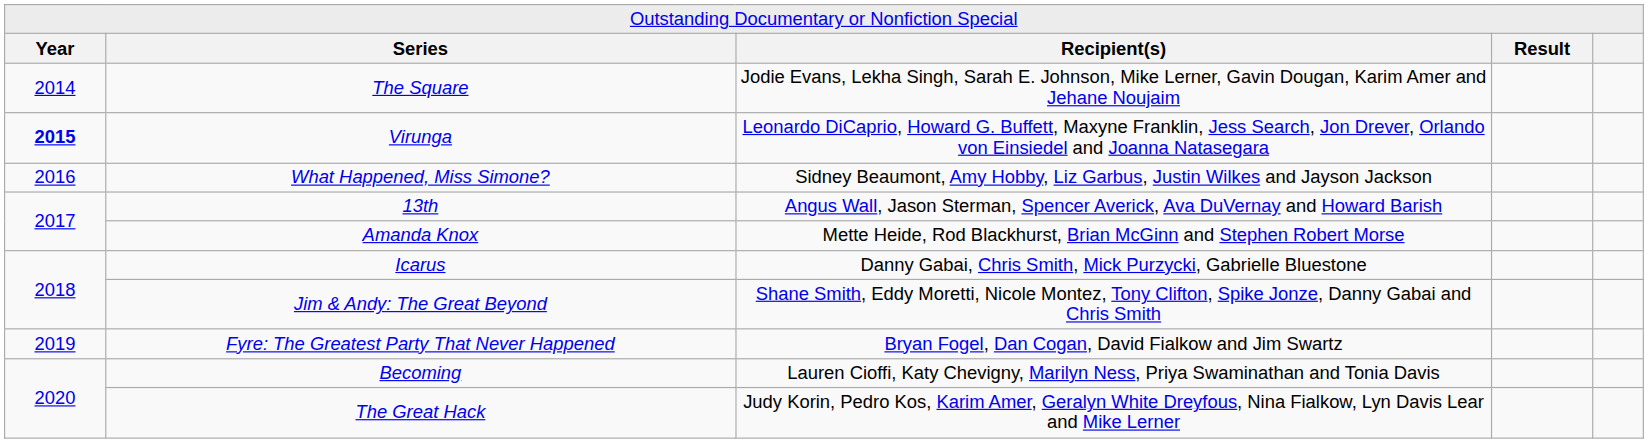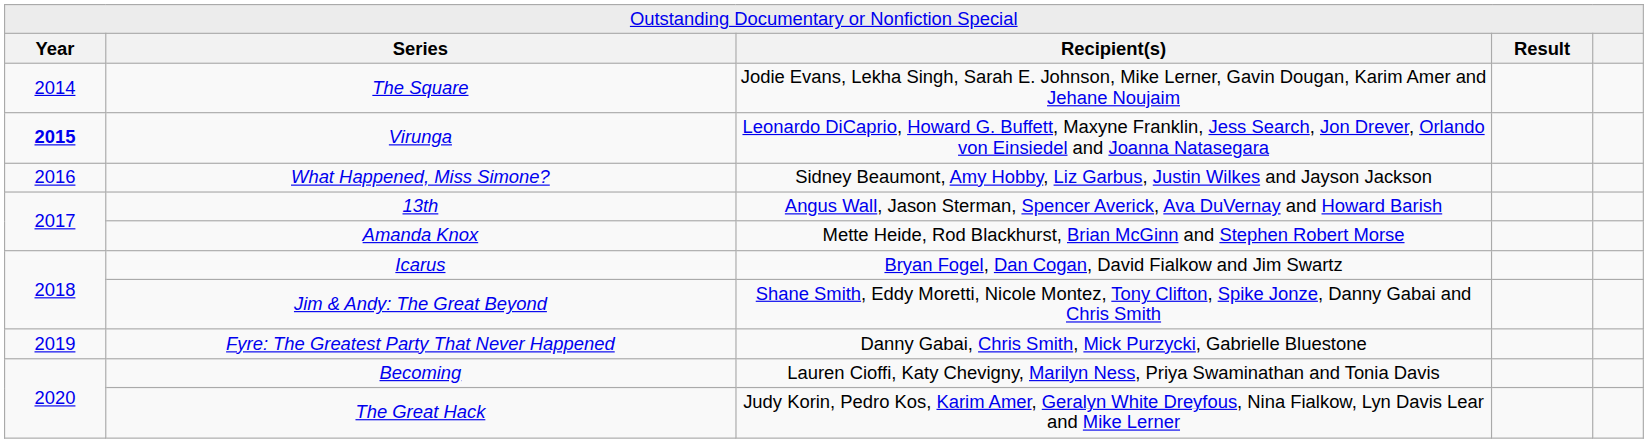(1114, 264) Danny Gabai, Chris Smith, Mick Purzycki, Gabrielle Bluestone -> (1114, 264) Bryan Fogel, Dan Cogan, David Fialkow and Jim Swartz
(1114, 343) Bryan Fogel, Dan Cogan, David Fialkow and Jim Swartz -> (1114, 343) Danny Gabai, Chris Smith, Mick Purzycki, Gabrielle Bluestone
